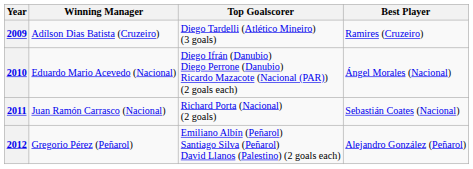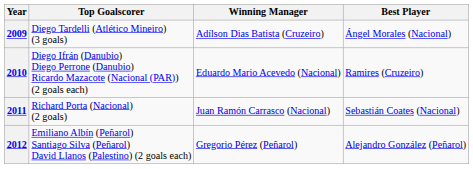columns swapped: (261, 12) <-> (104, 12)
(384, 34) Ramires (Cruzeiro) -> (398, 34) Ángel Morales (Nacional)
(398, 72) Ángel Morales (Nacional) -> (384, 72) Ramires (Cruzeiro)
